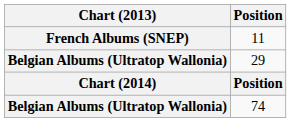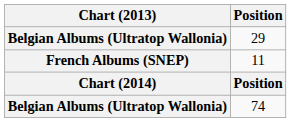rows swapped: (258, 60) <-> (258, 38)
